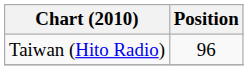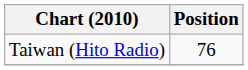(206, 49) 96 -> (206, 49) 76
